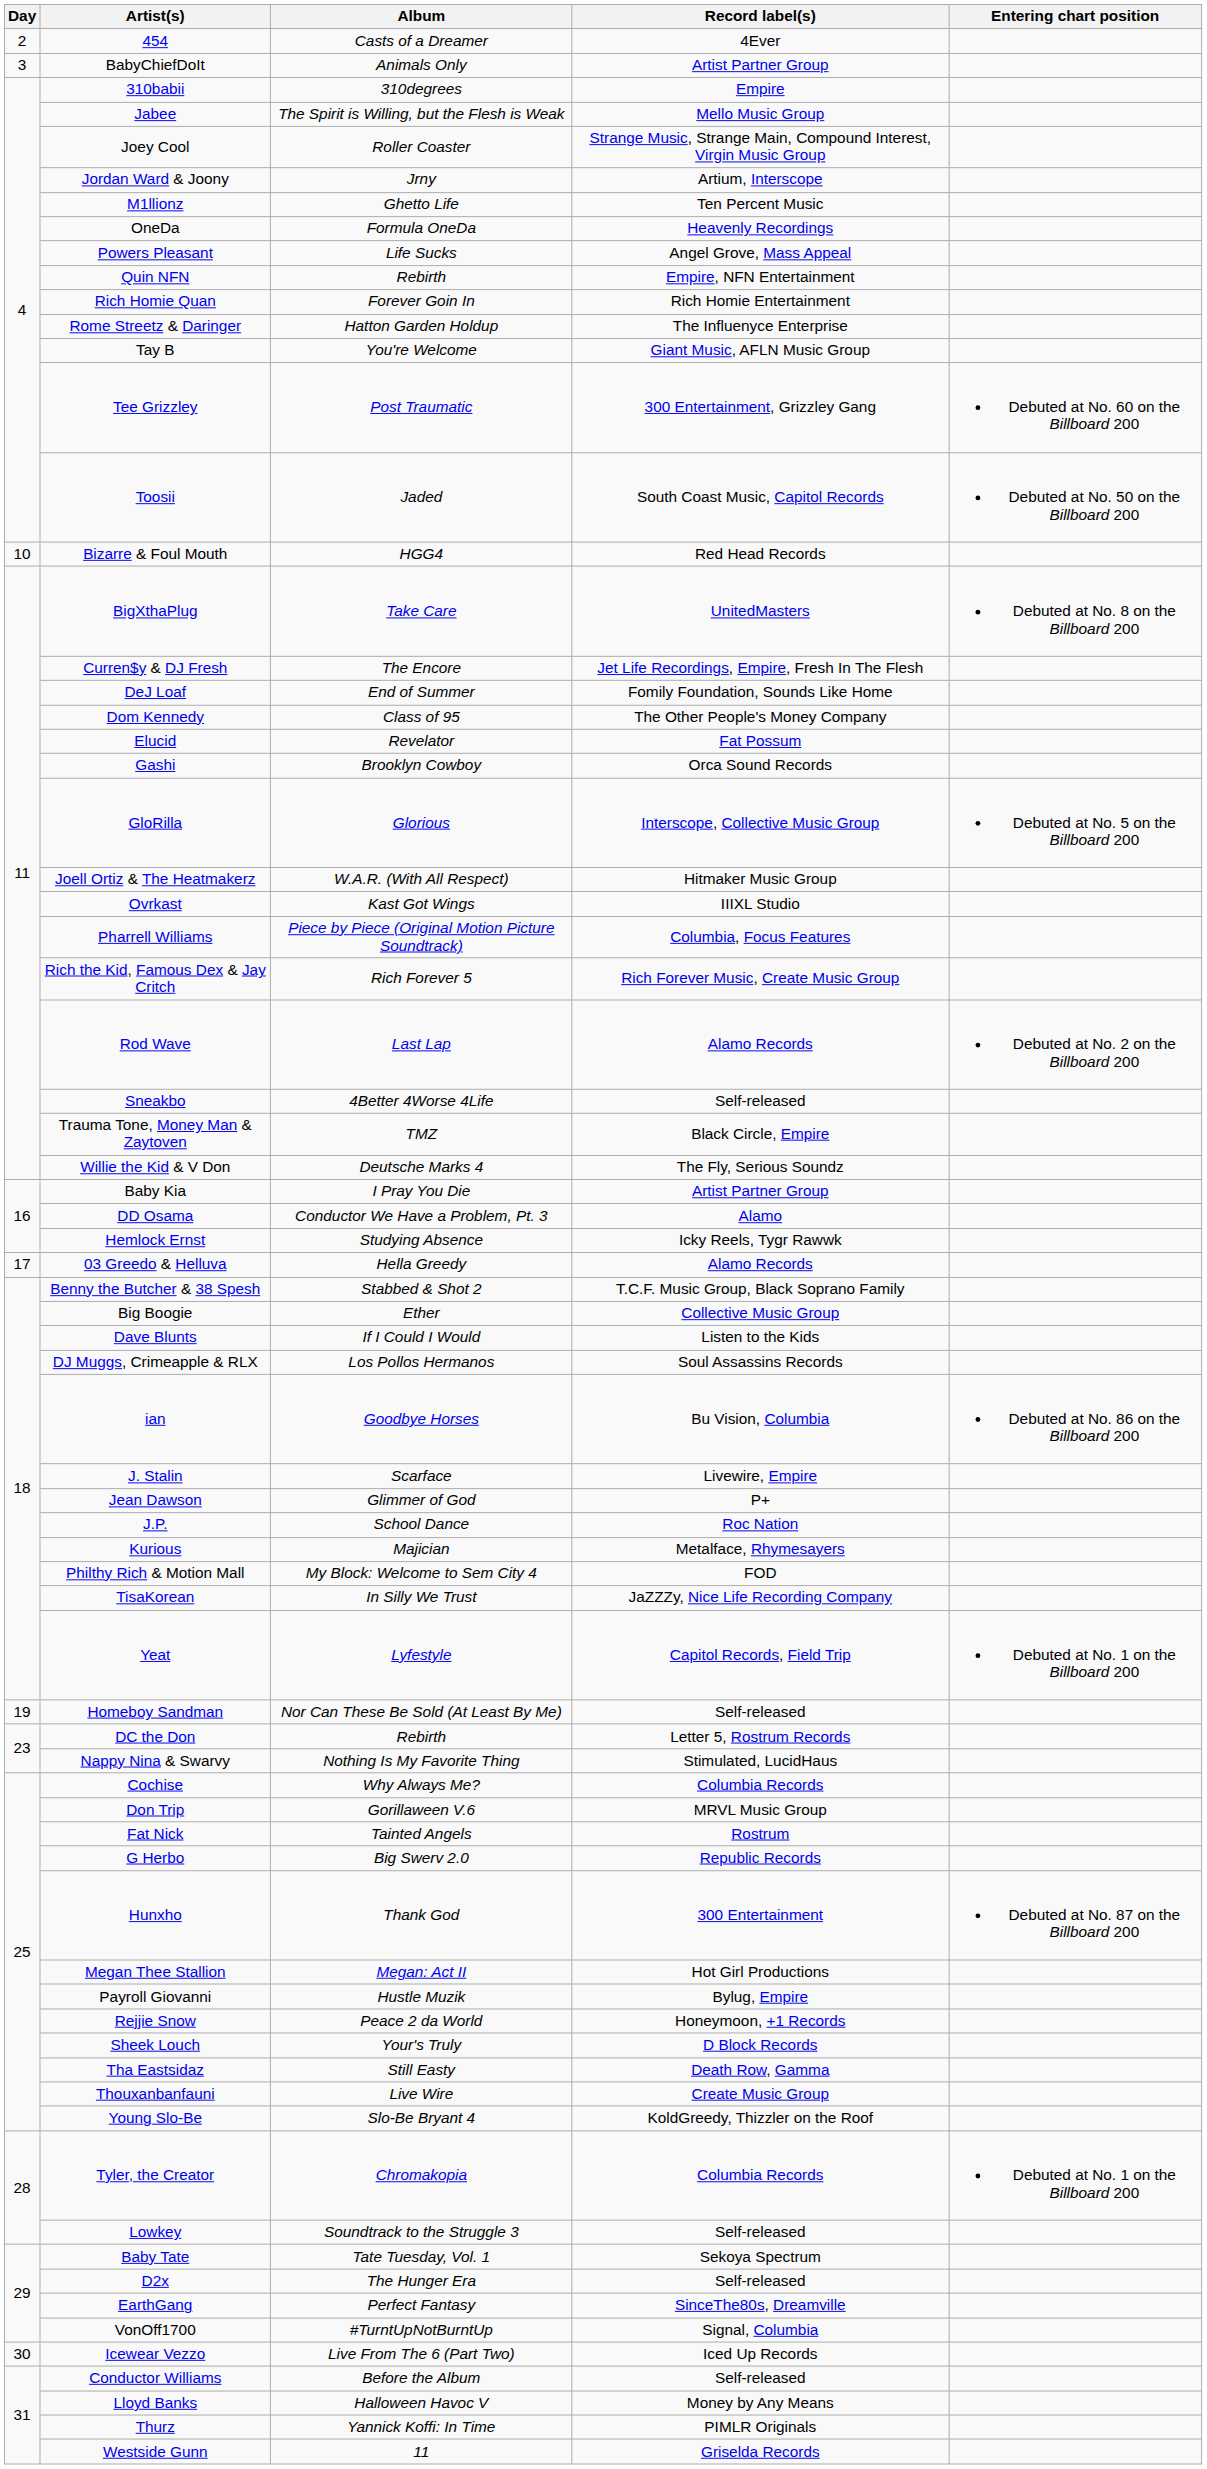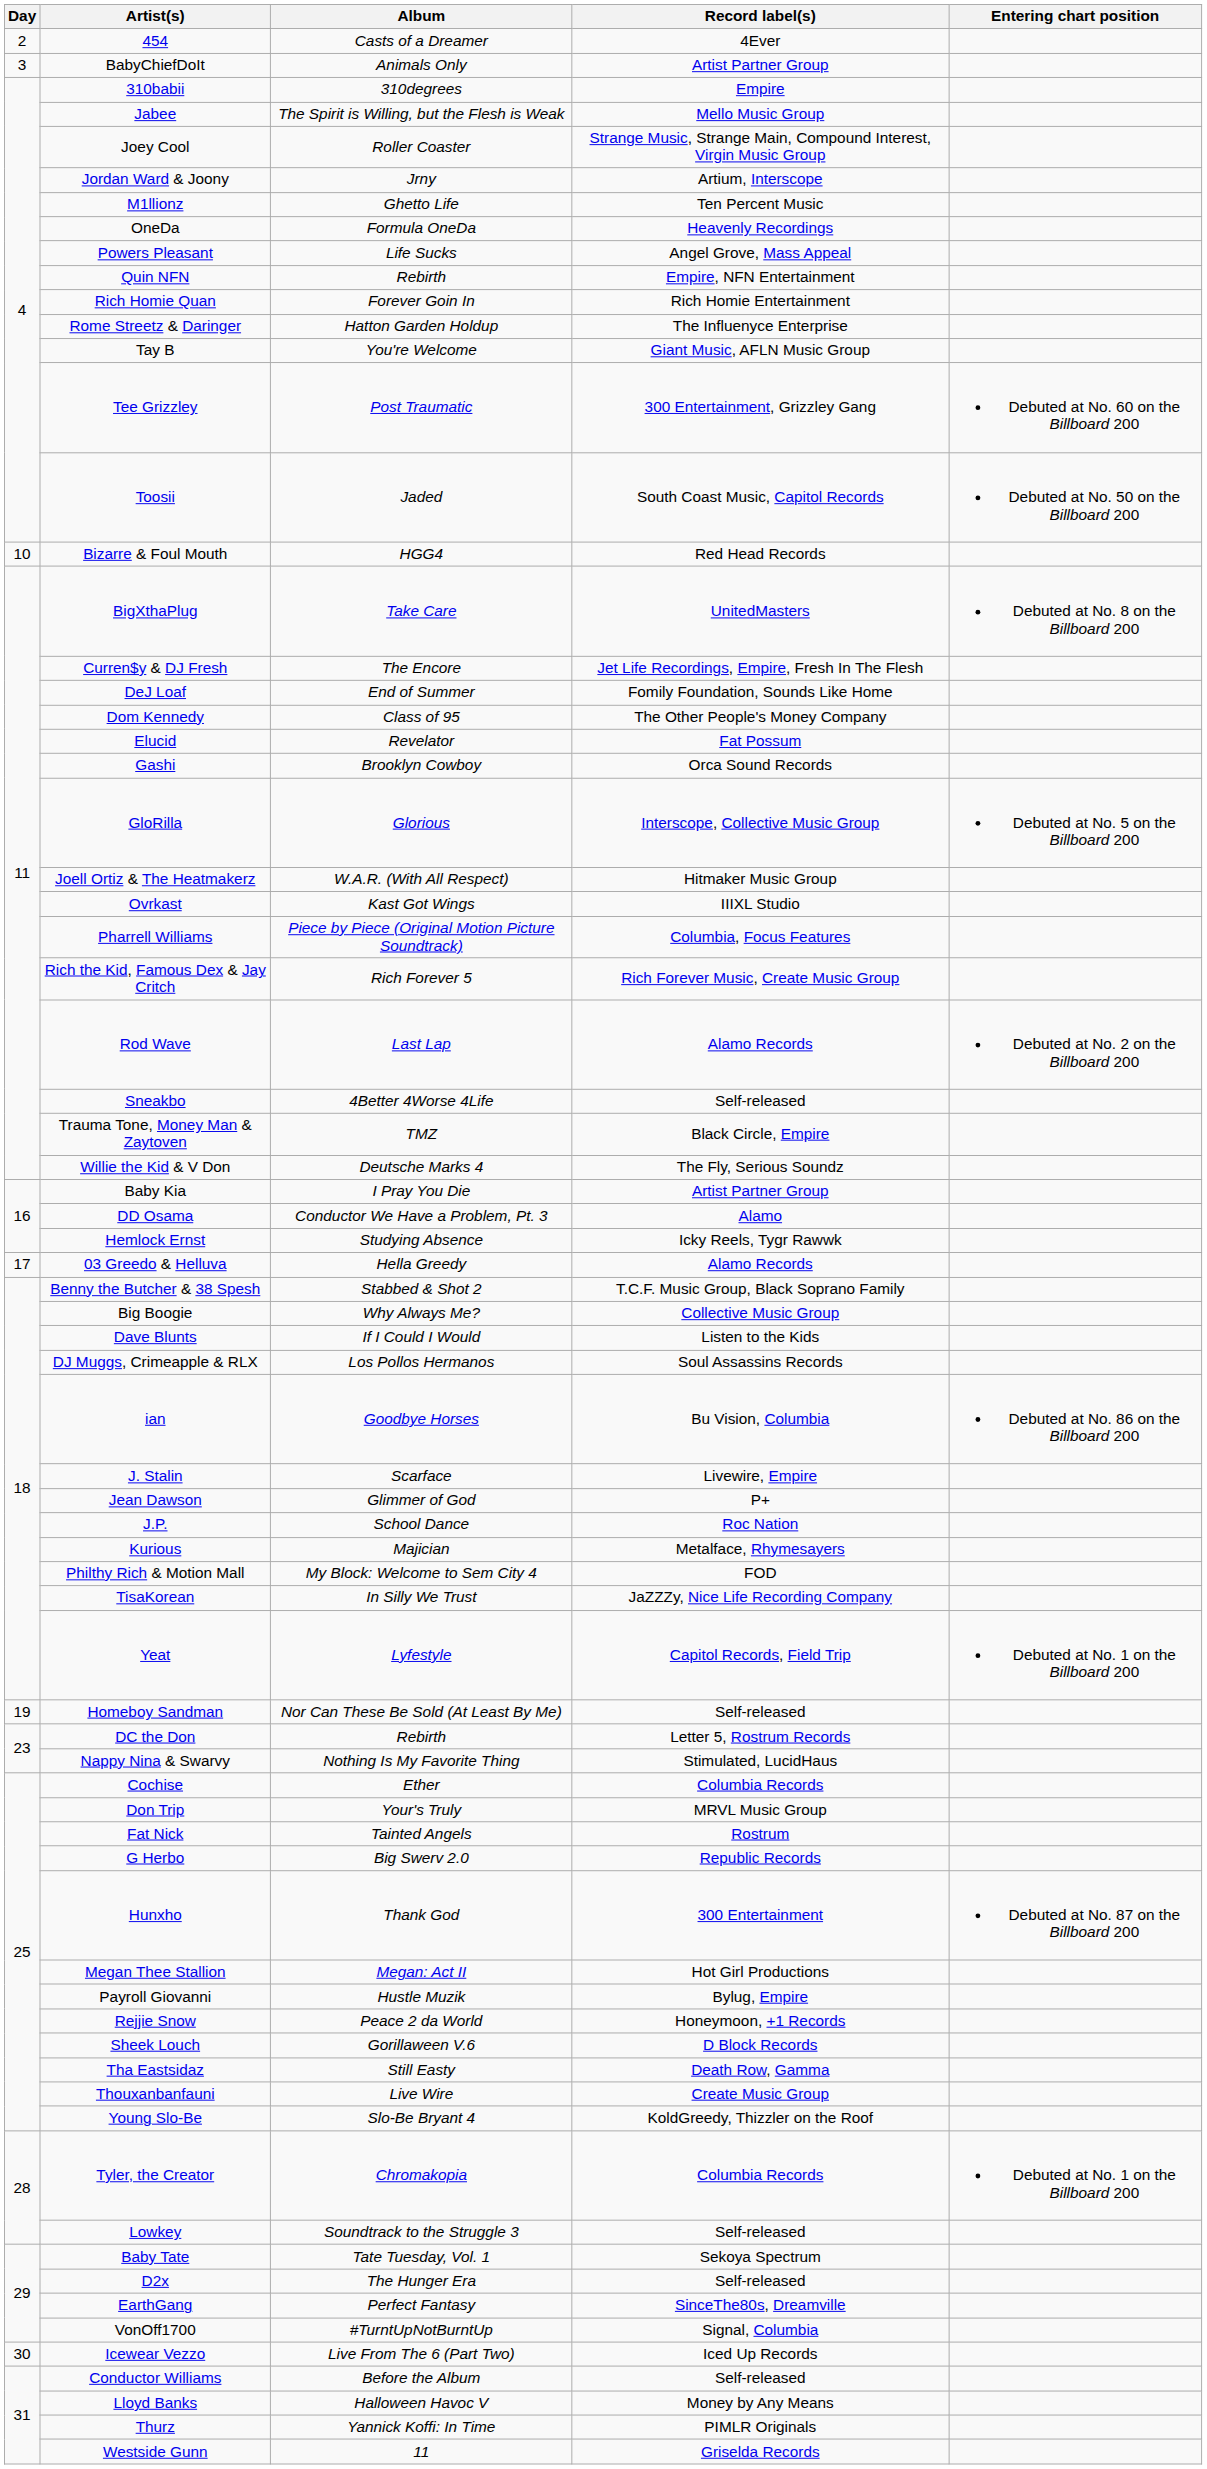(421, 1313) Ether -> (421, 1313) Why Always Me?
(421, 1785) Why Always Me? -> (421, 1785) Ether
(421, 1809) Gorillaween V.6 -> (421, 1809) Your's Truly
(421, 2045) Your's Truly -> (421, 2045) Gorillaween V.6
